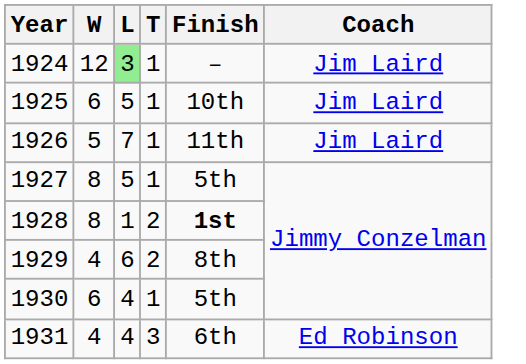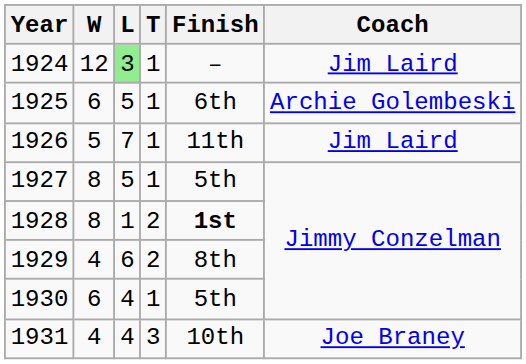(215, 103) 10th -> (215, 103) 6th
(378, 103) Jim Laird -> (393, 103) Archie Golembeski
(215, 338) 6th -> (215, 338) 10th
(378, 338) Ed Robinson -> (393, 338) Joe Braney
